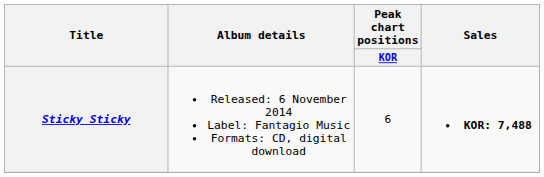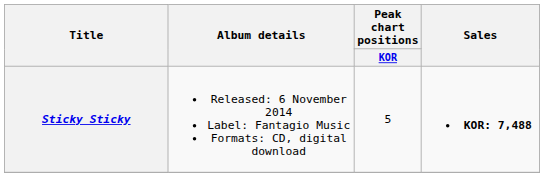(388, 119) 6 -> (388, 119) 5
